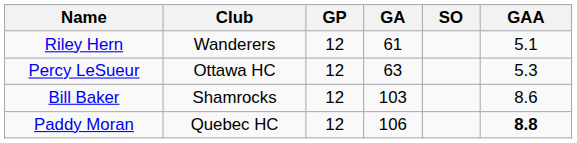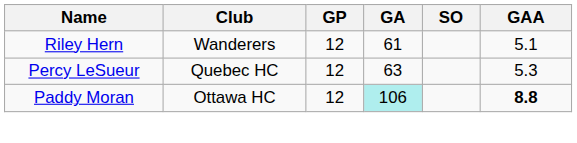(235, 71) Ottawa HC -> (235, 71) Quebec HC
- row: (84, 97)
(235, 124) Quebec HC -> (235, 97) Ottawa HC
(393, 124) no background -> (393, 97) paleturquoise background
